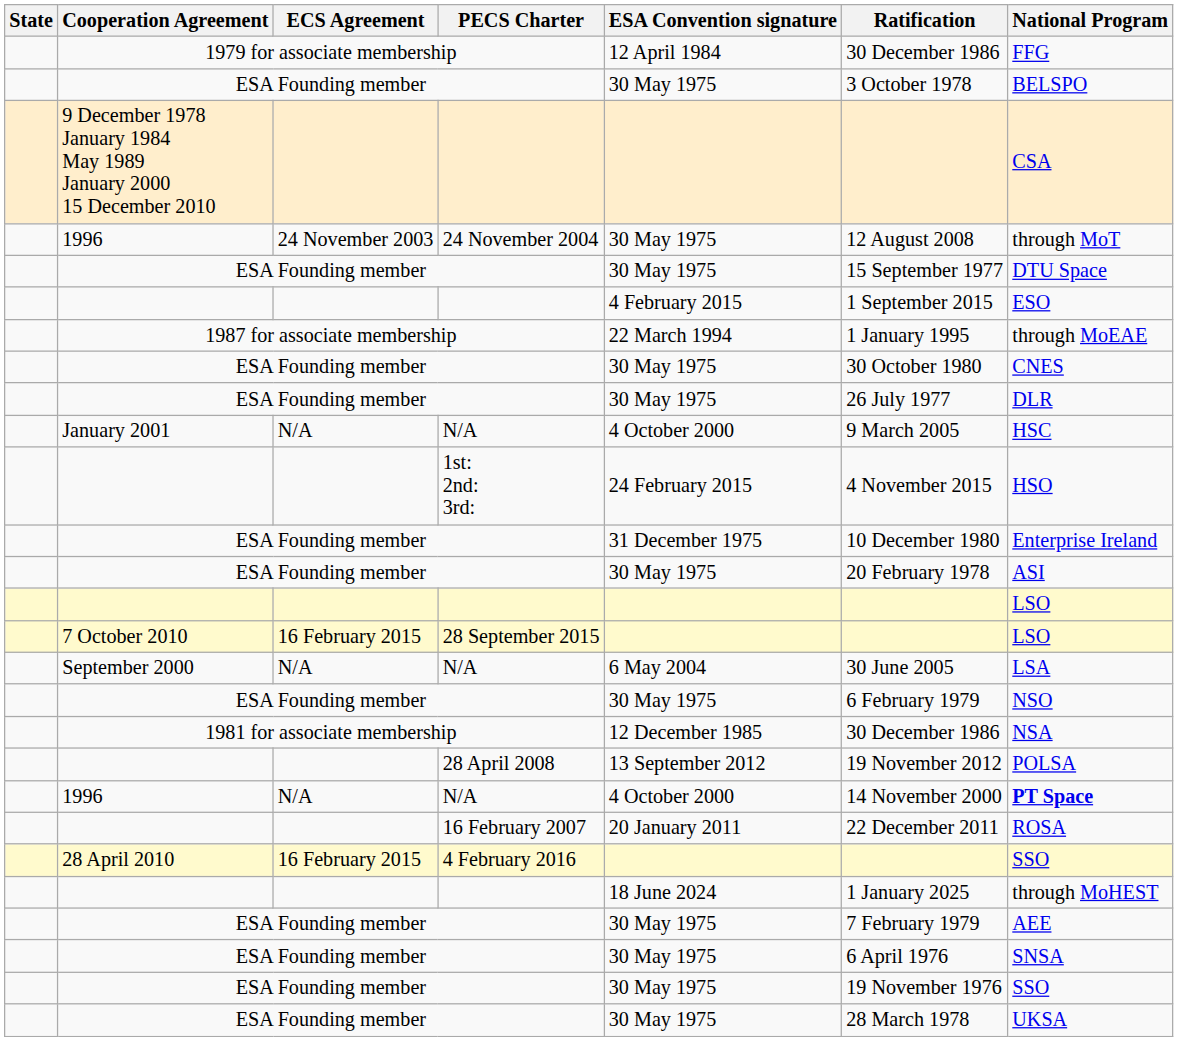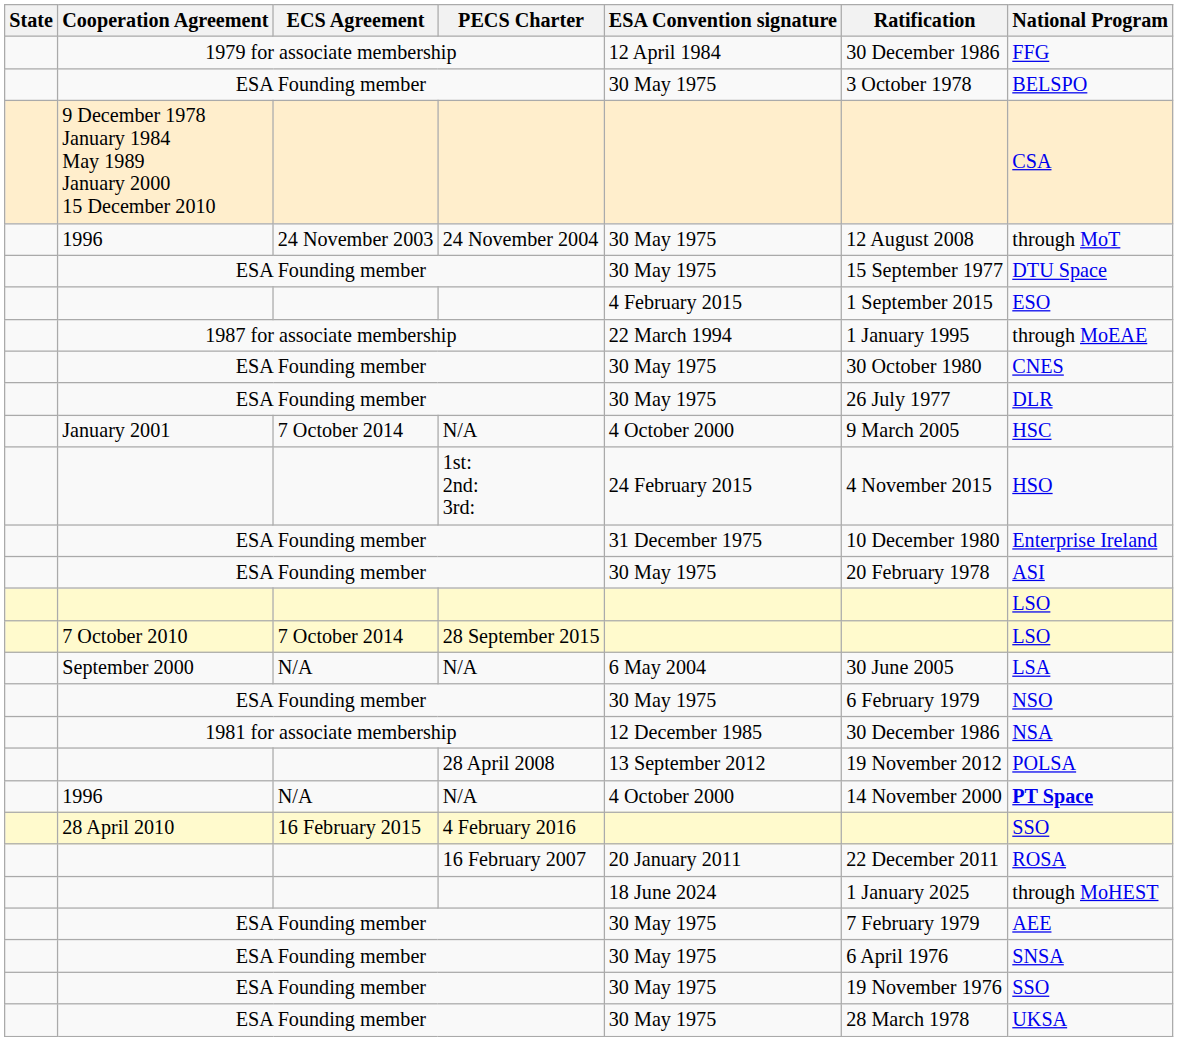(295, 430) N/A -> (340, 430) 7 October 2014
(349, 636) 16 February 2015 -> (340, 636) 7 October 2014
rows swapped: (165, 828) <-> (118, 859)
